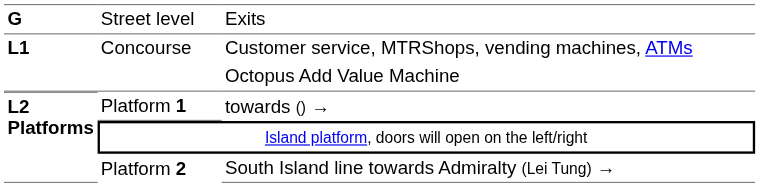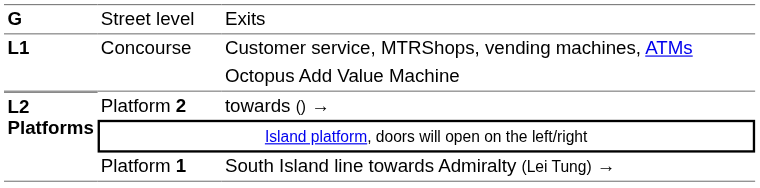(144, 105) Platform 1 -> (144, 105) Platform 2
(144, 168) Platform 2 -> (144, 166) Platform 1
